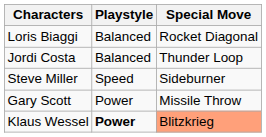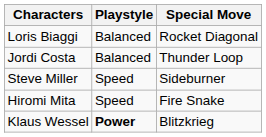+ row: (41, 100)
- row: (39, 100)
(187, 121) lightsalmon background -> (187, 121) no background
